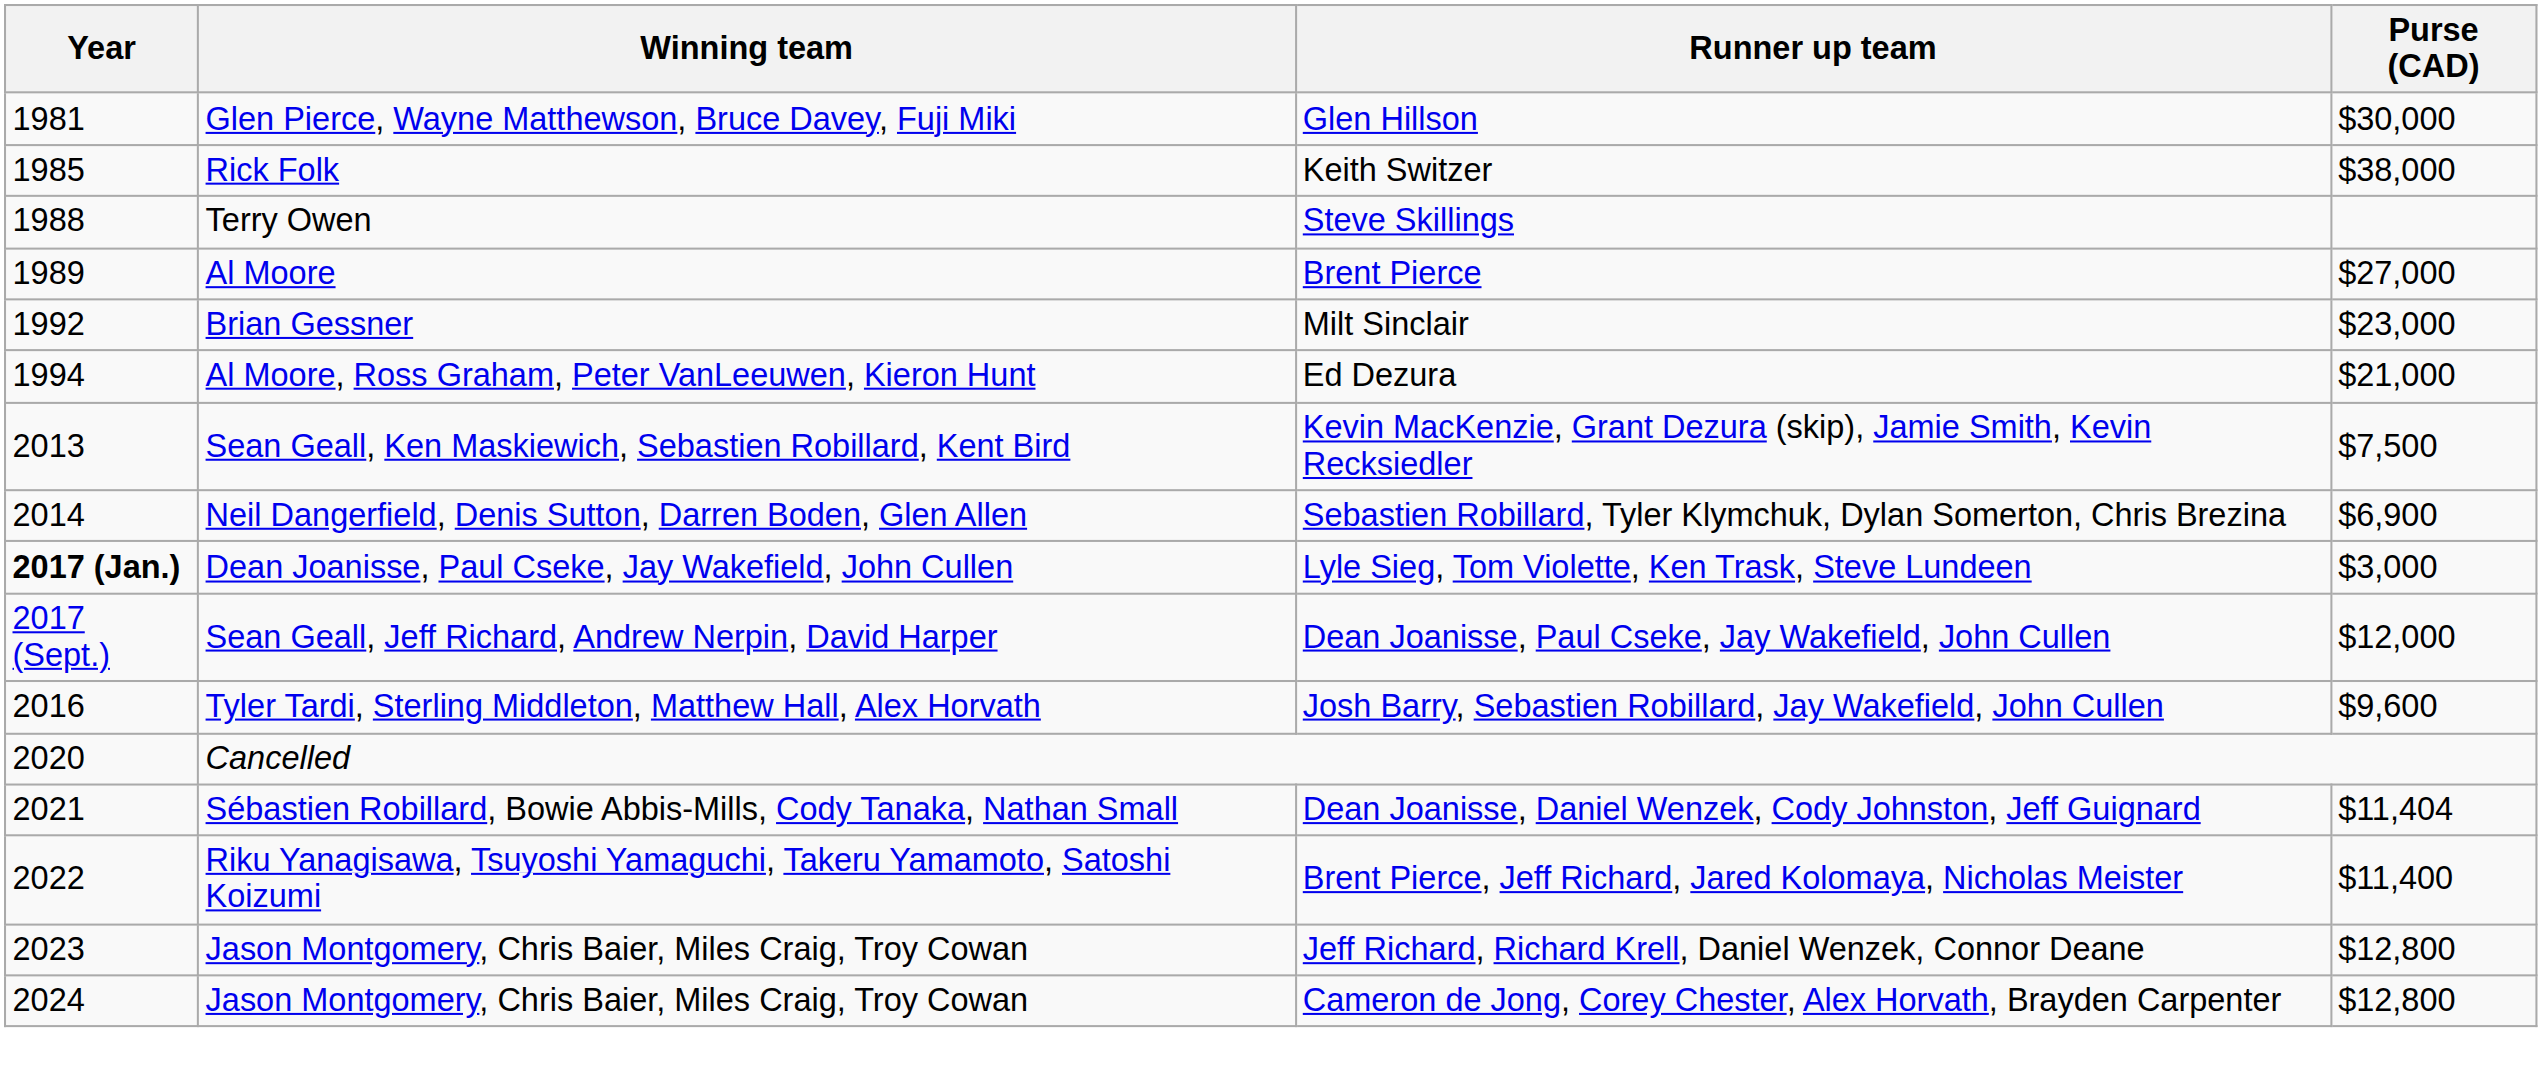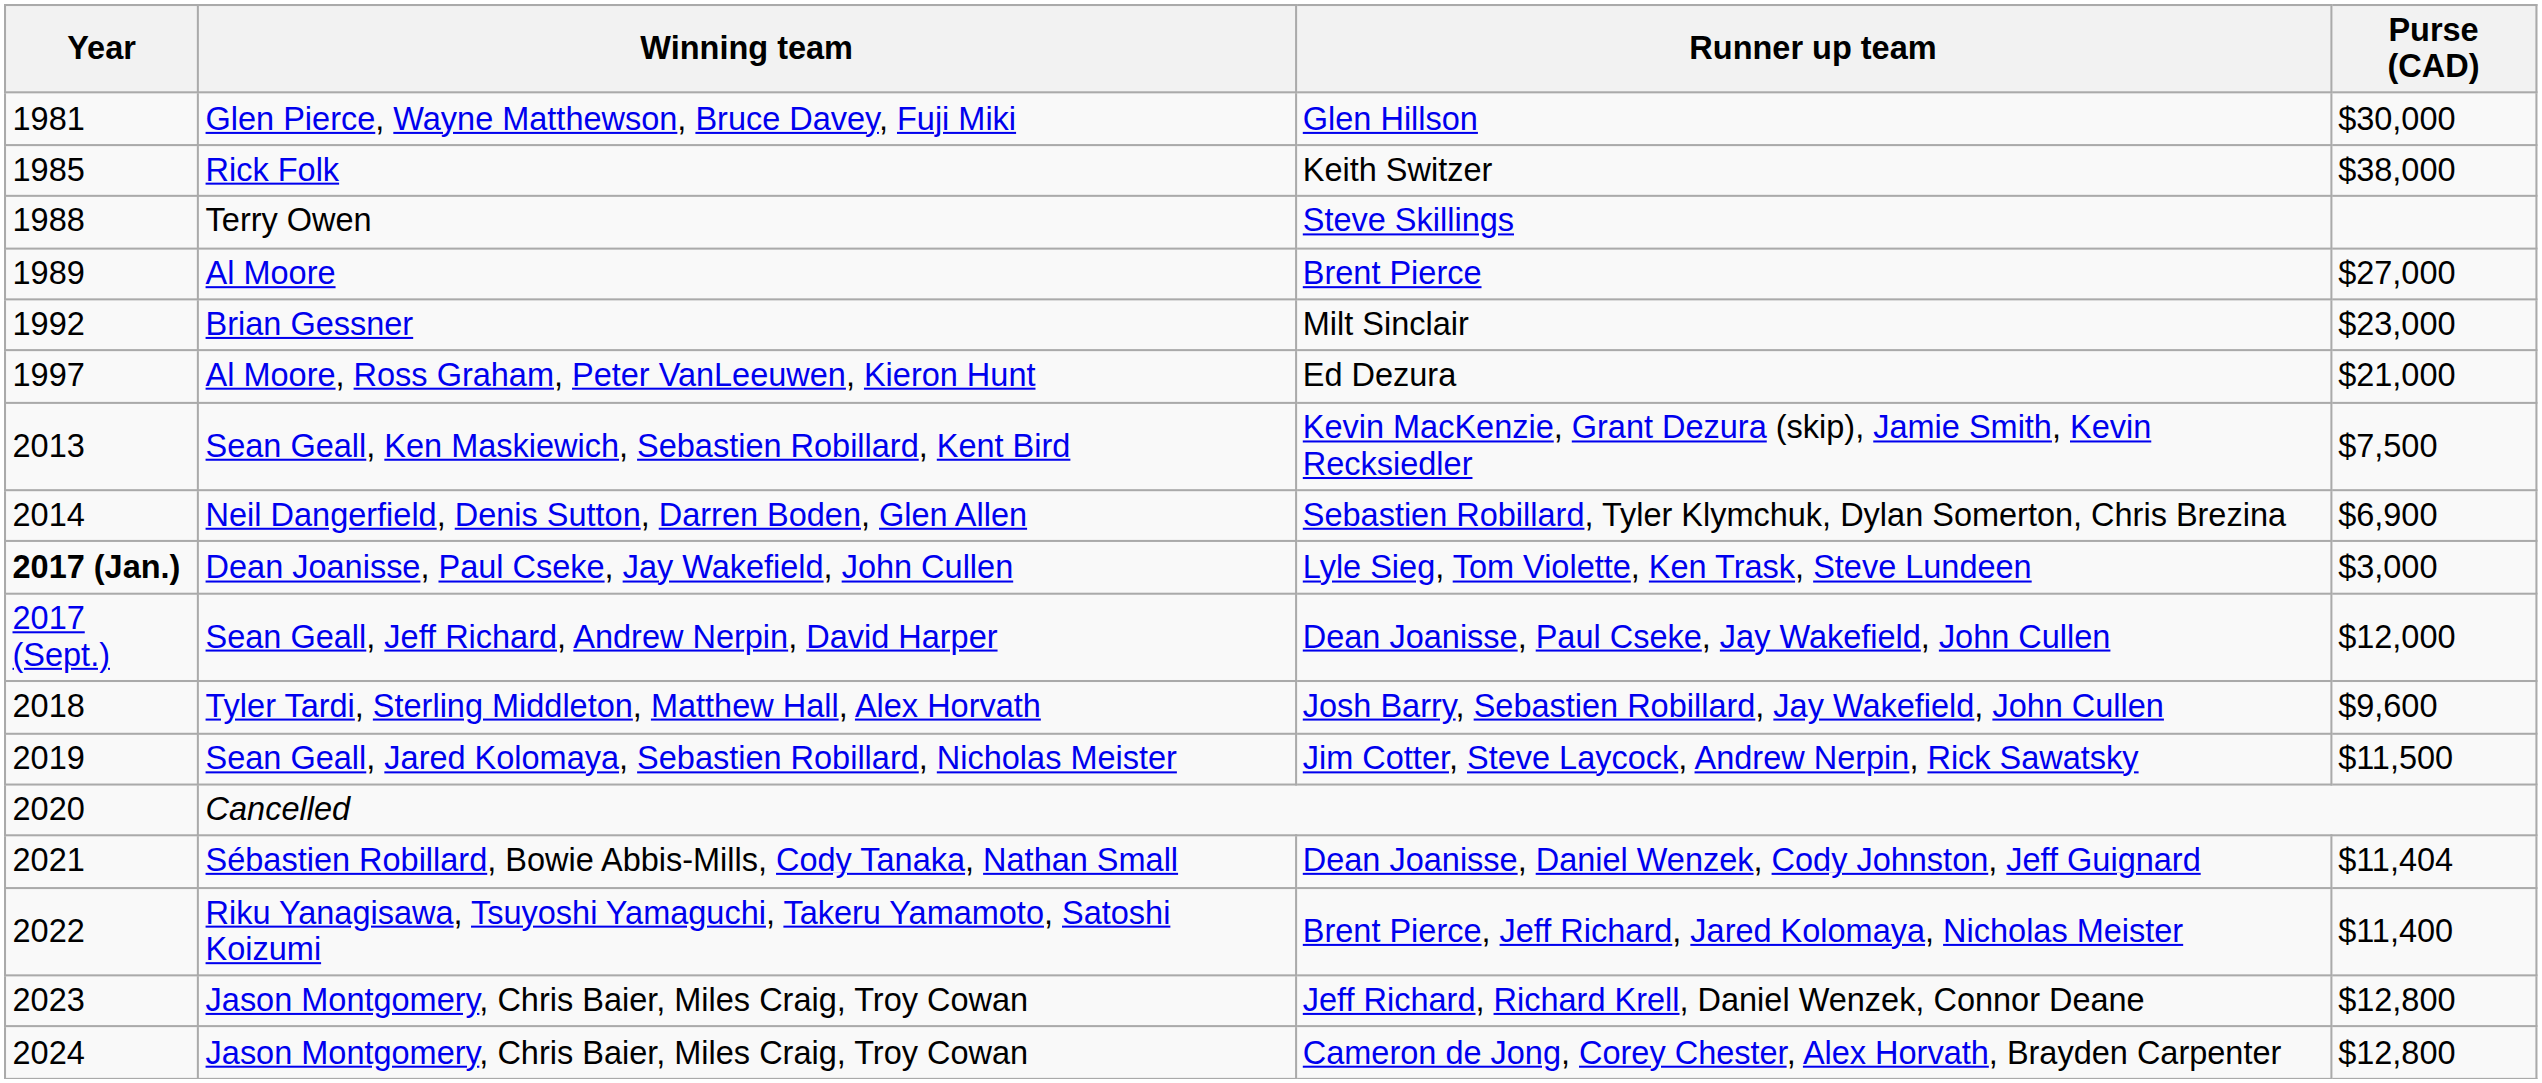(49, 375) 1994 -> (49, 375) 1997
(49, 706) 2016 -> (49, 706) 2018
+ row: (1721, 758)
